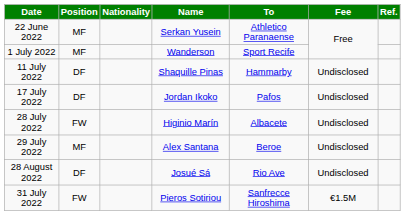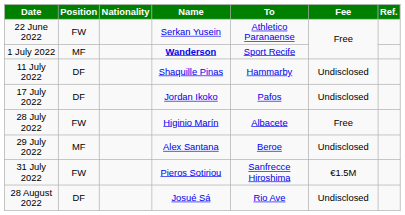(79, 32) MF -> (79, 32) FW
(191, 52) normal -> (191, 52) bold
(343, 122) Undisclosed -> (343, 122) Free
rows swapped: (31, 198) <-> (31, 173)
